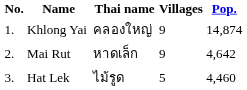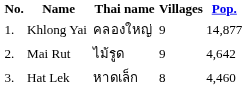(224, 29) 14,874 -> (224, 29) 14,877
(116, 54) หาดเล็ก -> (109, 54) ไม้รูด
(109, 77) ไม้รูด -> (116, 77) หาดเล็ก
(162, 77) 5 -> (162, 77) 8
